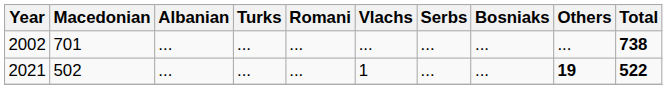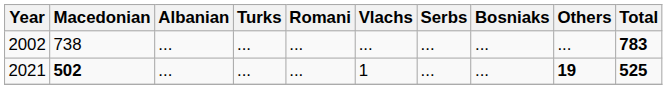(68, 44) 701 -> (68, 44) 738
(633, 44) 738 -> (633, 44) 783
(68, 71) normal -> (68, 71) bold
(633, 71) 522 -> (633, 71) 525
